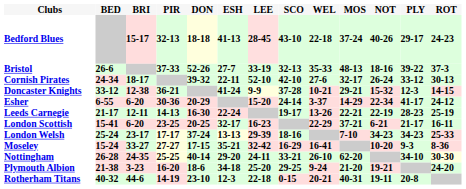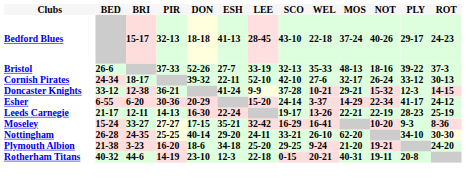- row: (38, 124)
- row: (34, 135)
